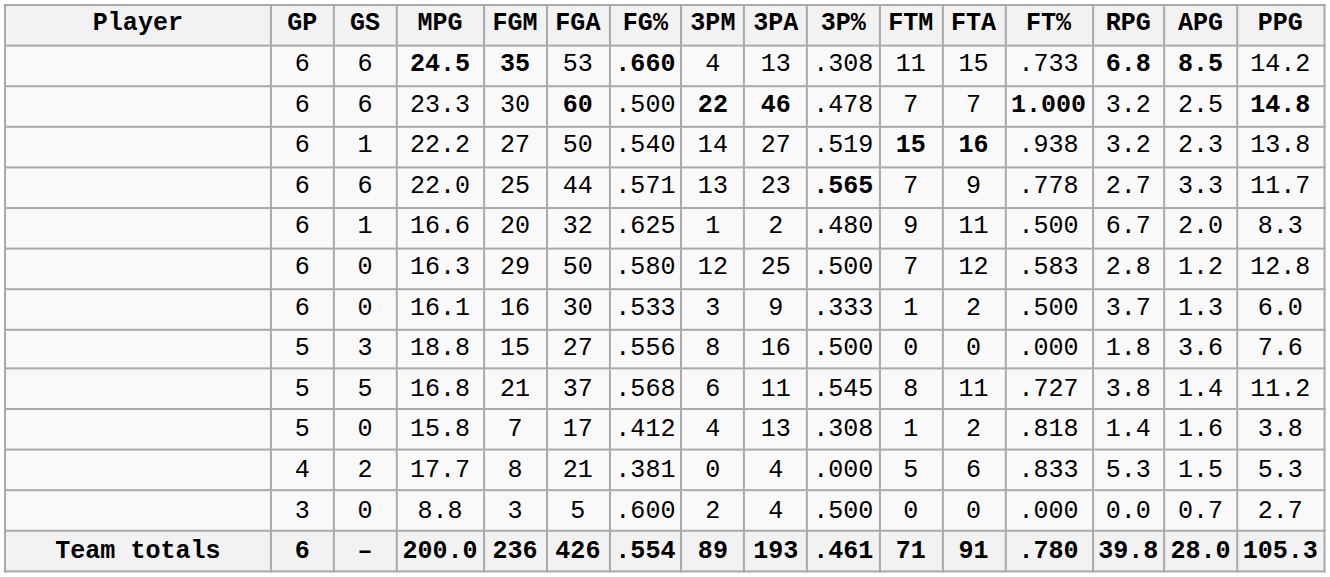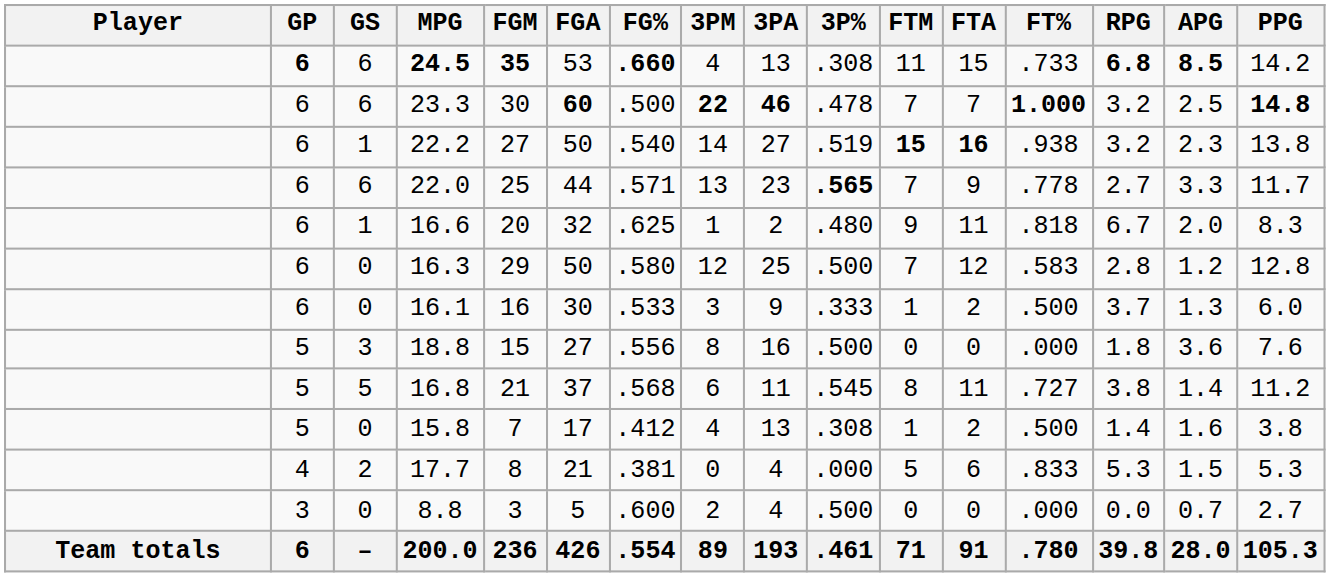(302, 66) normal -> (302, 66) bold
(1049, 228) .500 -> (1049, 228) .818
(1049, 430) .818 -> (1049, 430) .500
